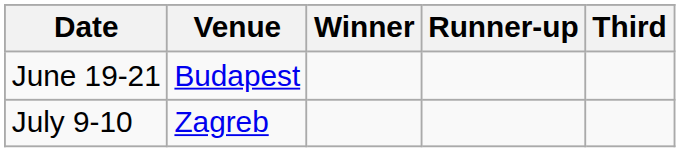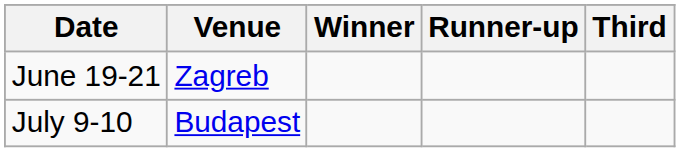(237, 75) Budapest -> (222, 75) Zagreb
(222, 122) Zagreb -> (237, 122) Budapest
